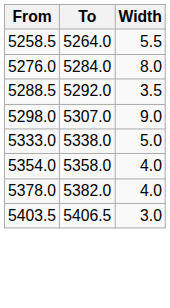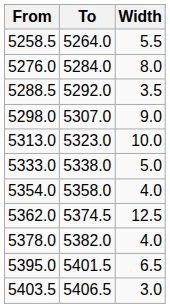+ row: (32, 141)
+ row: (32, 215)
+ row: (32, 265)
